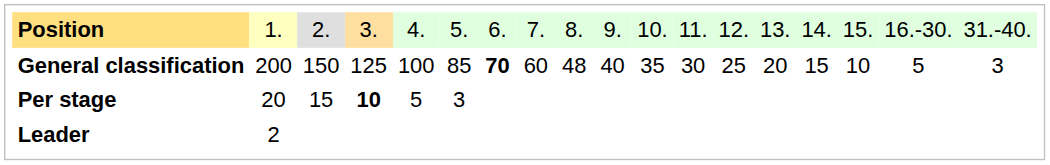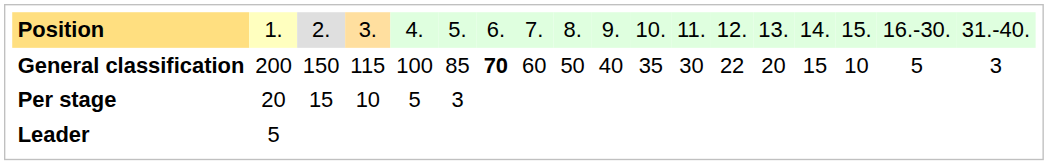(369, 64) 125 -> (368, 64) 115
(574, 64) 48 -> (573, 64) 50
(734, 64) 25 -> (732, 64) 22
(369, 99) bold -> (368, 99) normal
(274, 135) 2 -> (274, 135) 5
